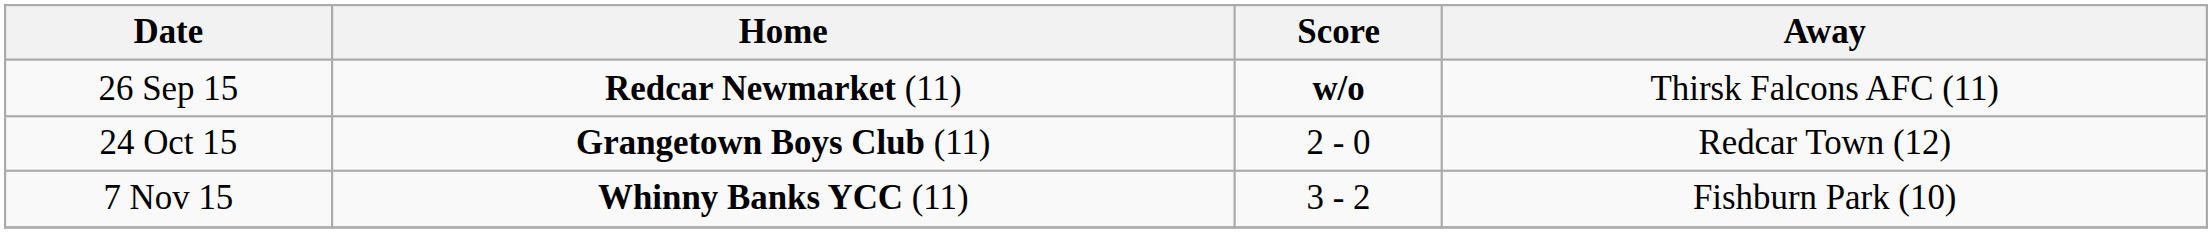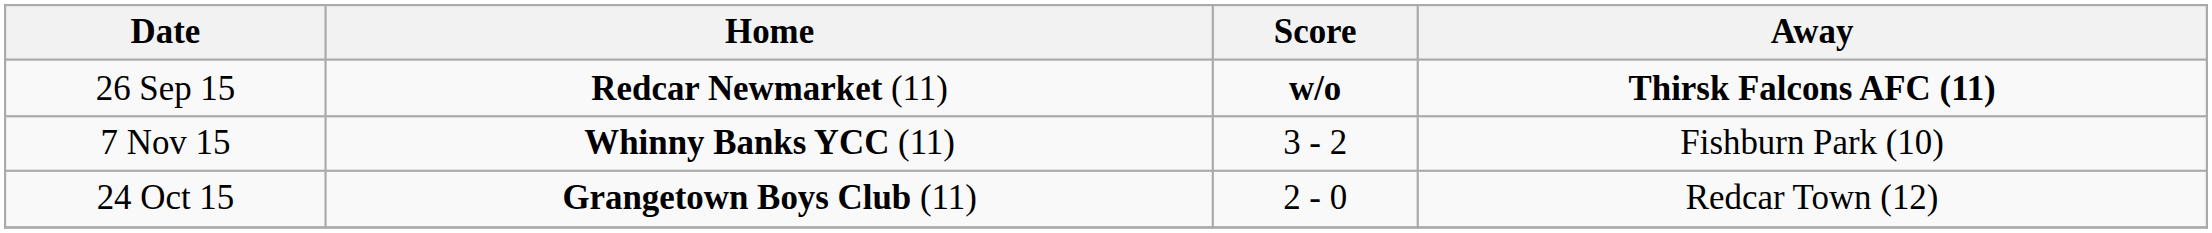(1825, 87) normal -> (1812, 87) bold
rows swapped: (168, 142) <-> (168, 198)
